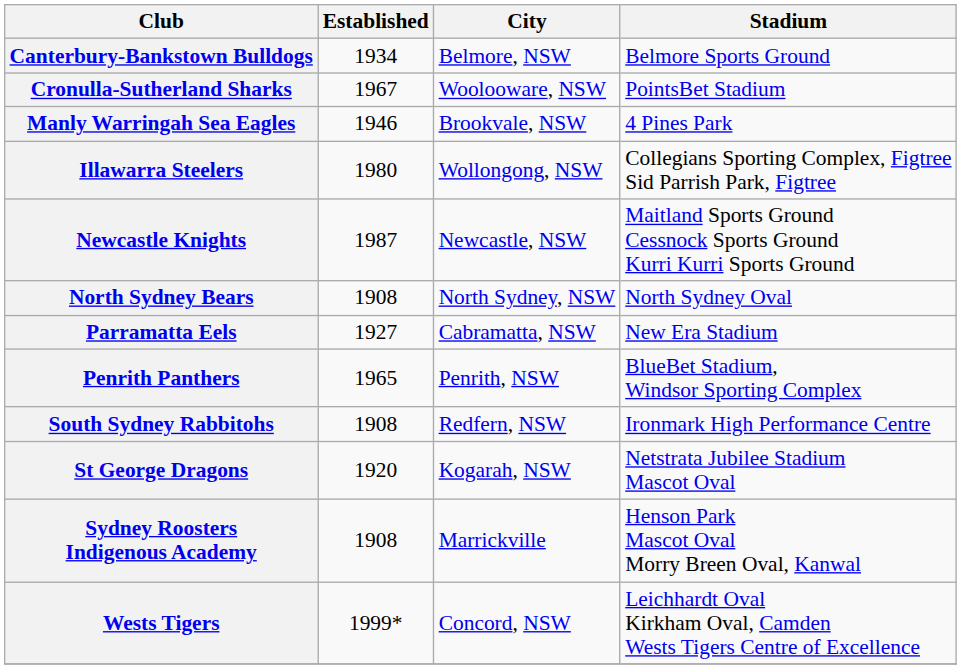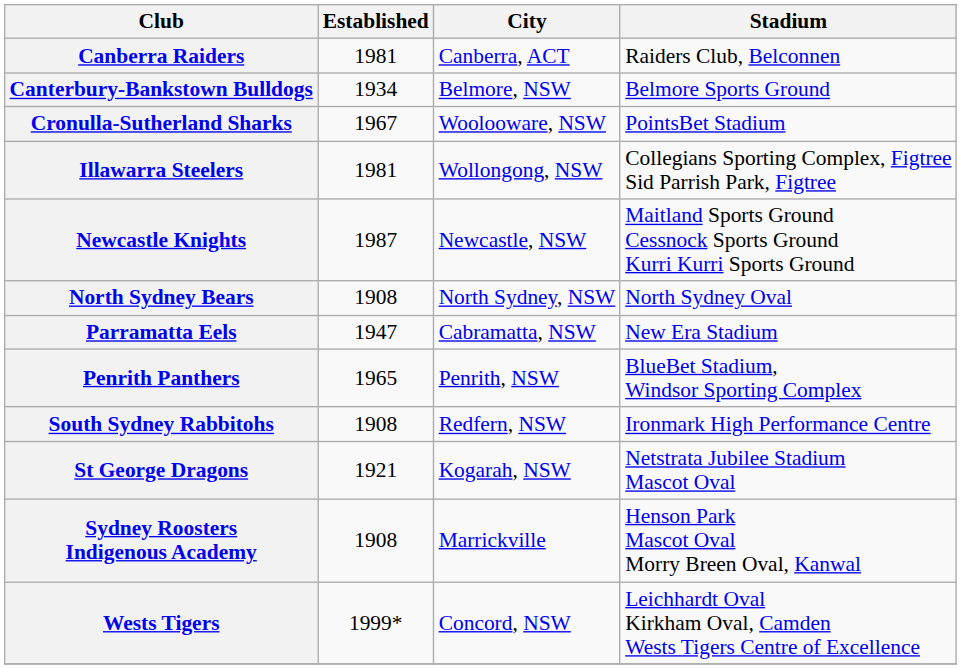+ row: (161, 55)
- row: (161, 123)
(376, 169) 1980 -> (376, 169) 1981
(376, 331) 1927 -> (376, 331) 1947
(376, 470) 1920 -> (376, 470) 1921
